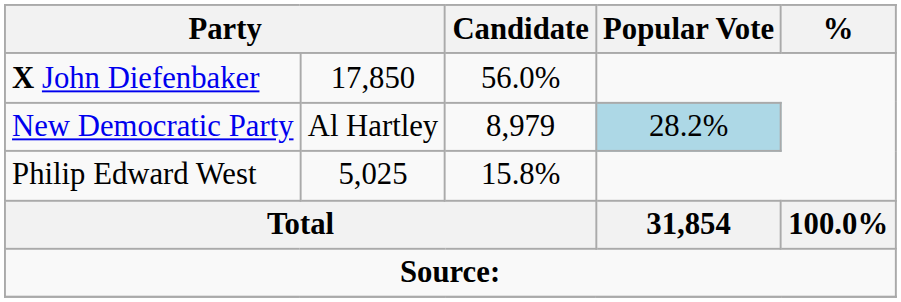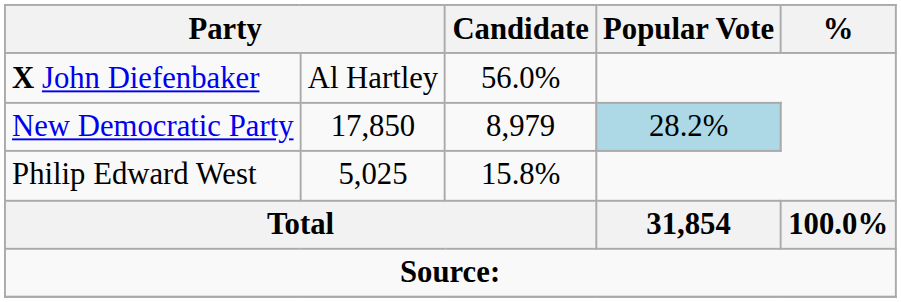(373, 77) 17,850 -> (373, 77) Al Hartley
(373, 126) Al Hartley -> (373, 126) 17,850
